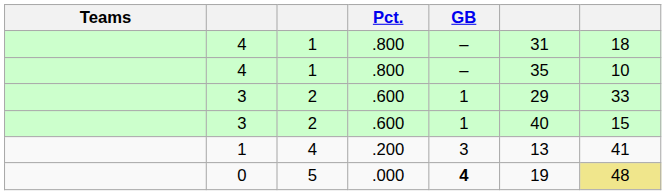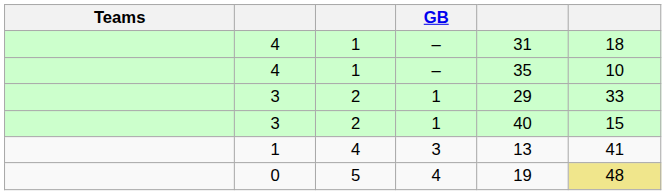- column: (388, 17)
(464, 176) bold -> (436, 176) normal
